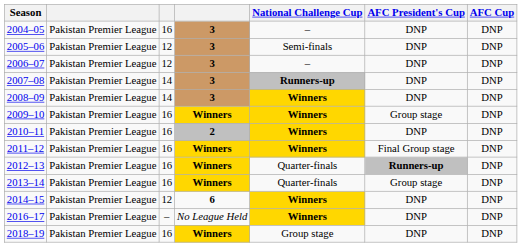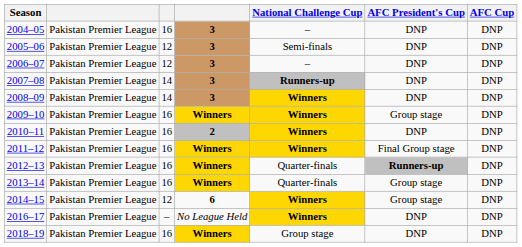(416, 200) DNP -> (416, 200) Group stage
